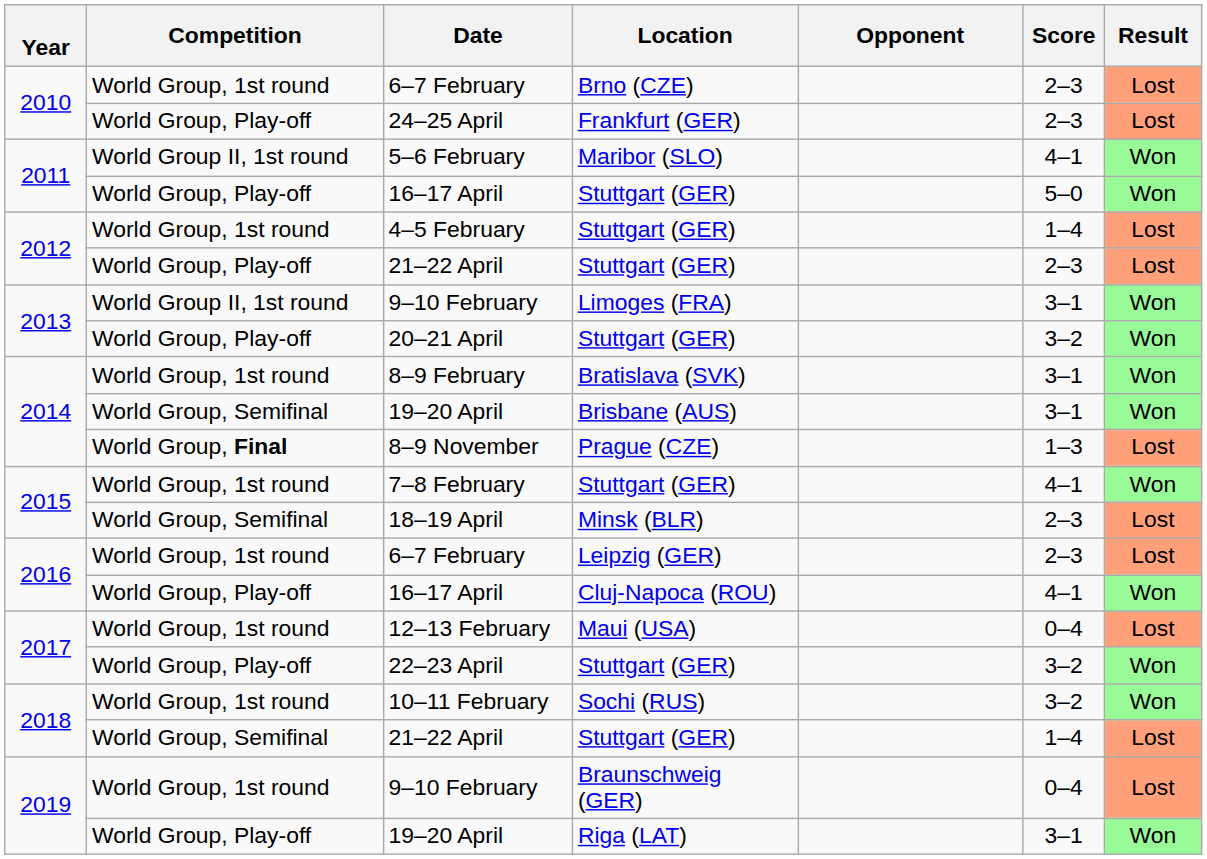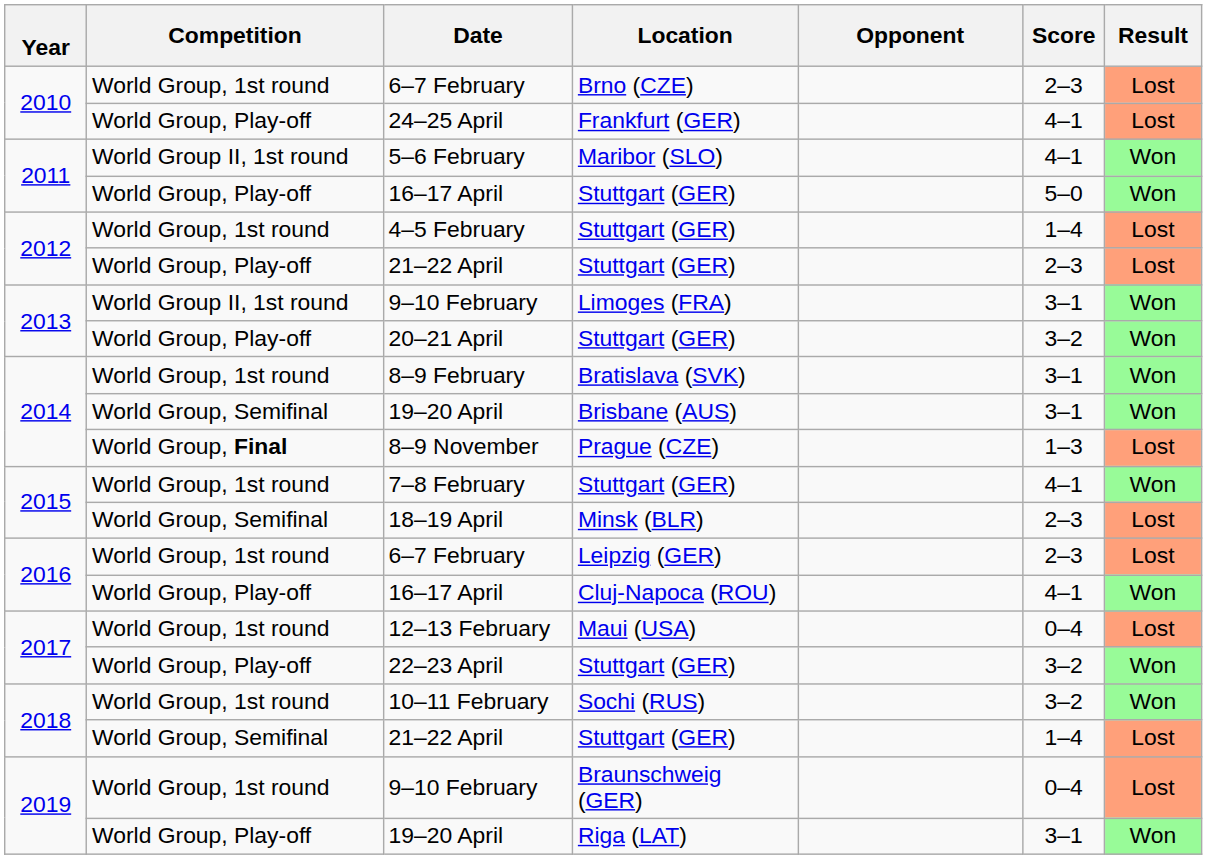(1064, 120) 2–3 -> (1064, 120) 4–1
